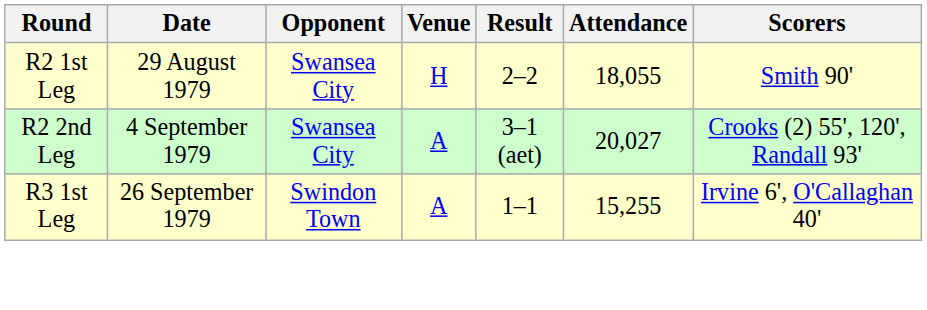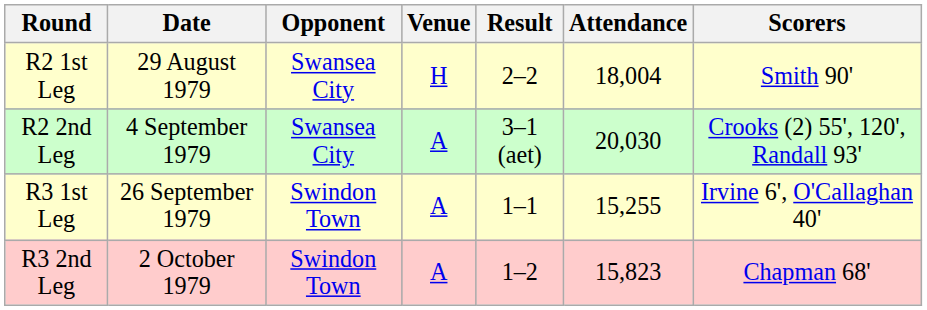(628, 75) 18,055 -> (628, 75) 18,004
(628, 141) 20,027 -> (628, 141) 20,030
+ row: (56, 272)
